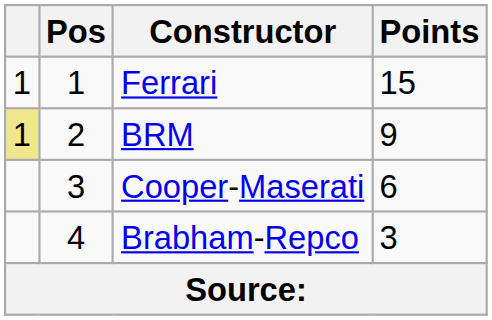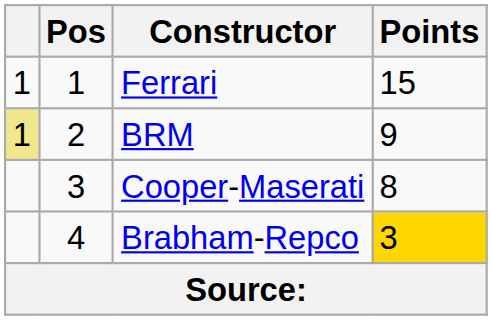(389, 186) 6 -> (389, 186) 8
(389, 238) no background -> (389, 238) gold background
